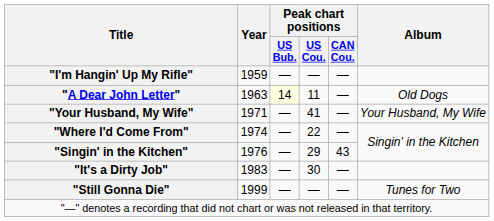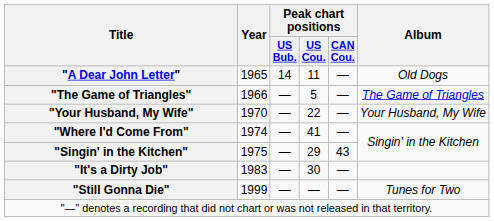- row: (121, 75)
(254, 94) 1963 -> (254, 75) 1965
(285, 94) lightyellow background -> (285, 75) no background
+ row: (121, 94)
(254, 113) 1971 -> (254, 113) 1970
(314, 113) 41 -> (314, 113) 22
(314, 132) 22 -> (314, 132) 41
(254, 151) 1976 -> (254, 151) 1975
